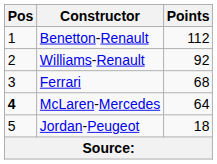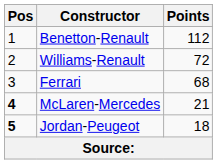(202, 60) 92 -> (202, 60) 72
(202, 104) 64 -> (202, 104) 21
(12, 126) normal -> (12, 126) bold
